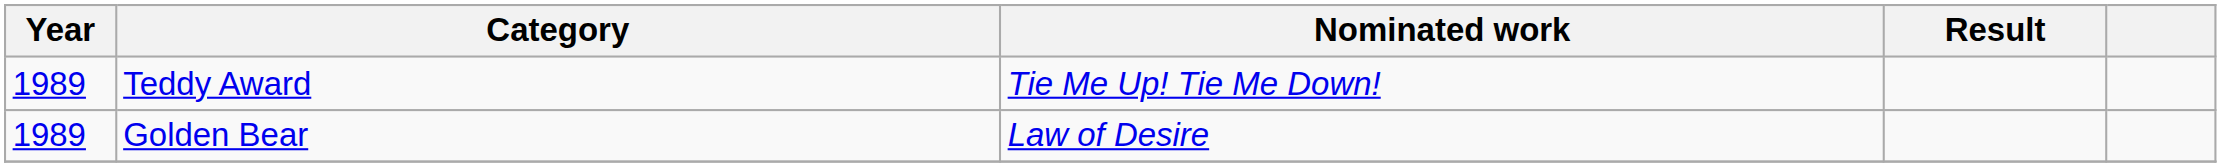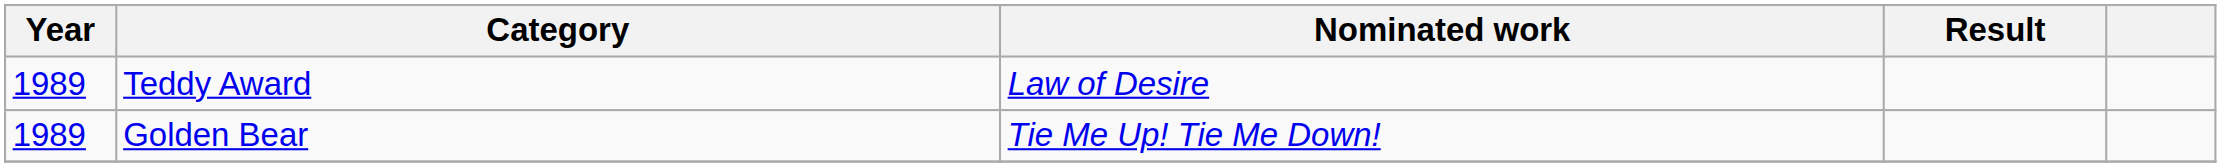(1194, 82) Tie Me Up! Tie Me Down! -> (1108, 82) Law of Desire
(1108, 135) Law of Desire -> (1194, 135) Tie Me Up! Tie Me Down!
